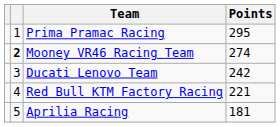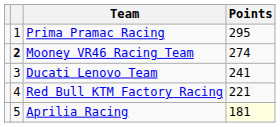(240, 73) 242 -> (240, 73) 241
(240, 112) no background -> (240, 112) lightyellow background
